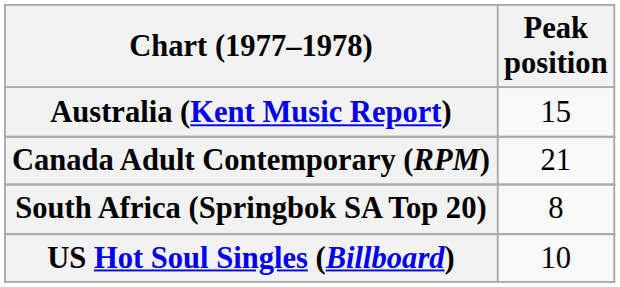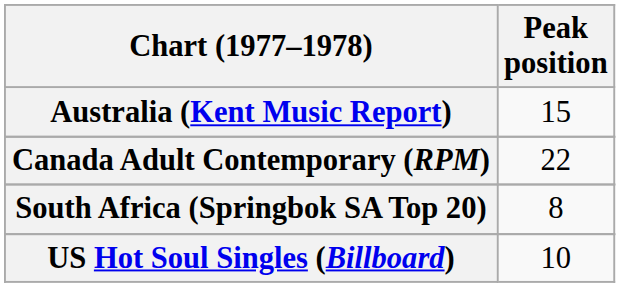(556, 160) 21 -> (556, 160) 22
